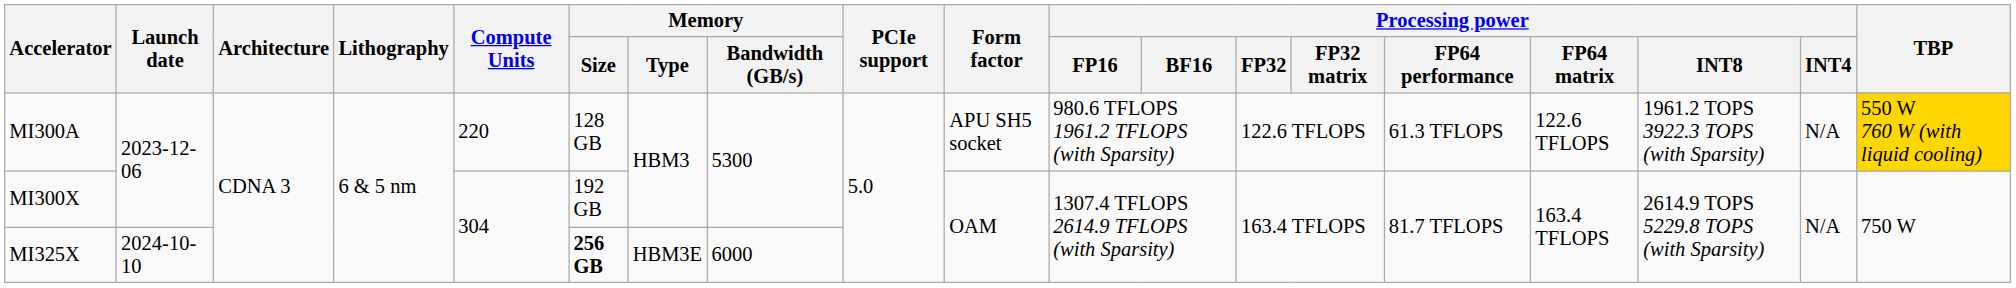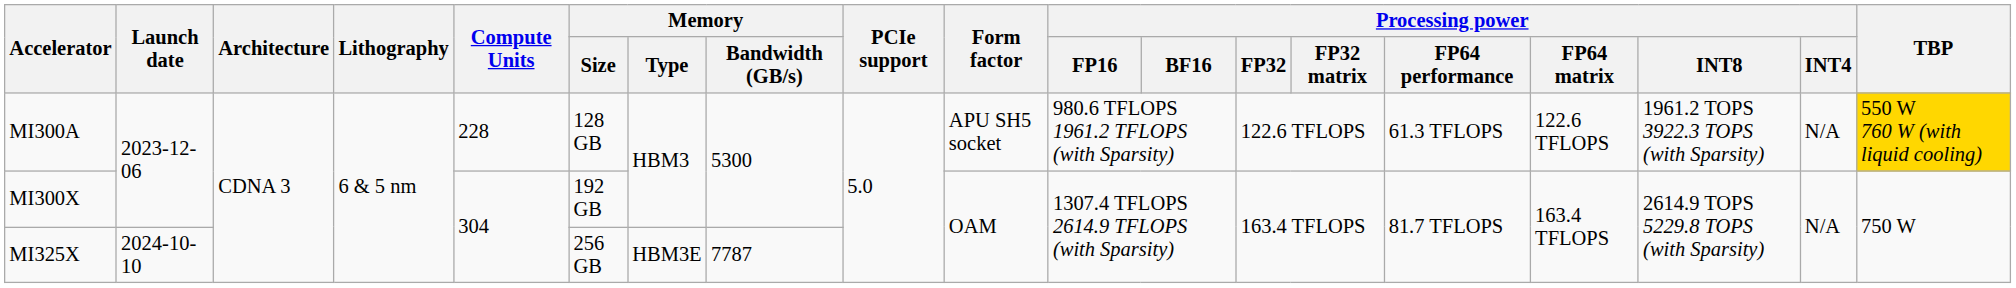(474, 131) 220 -> (474, 131) 228
(589, 254) bold -> (589, 254) normal
(732, 254) 6000 -> (732, 254) 7787
